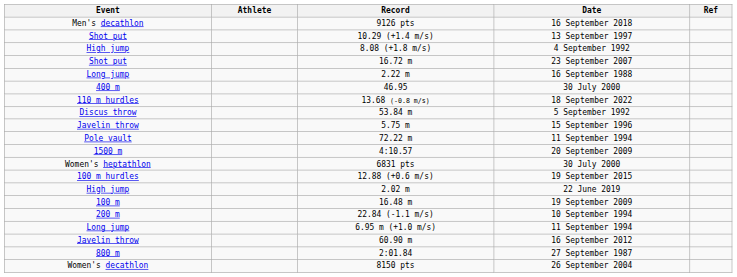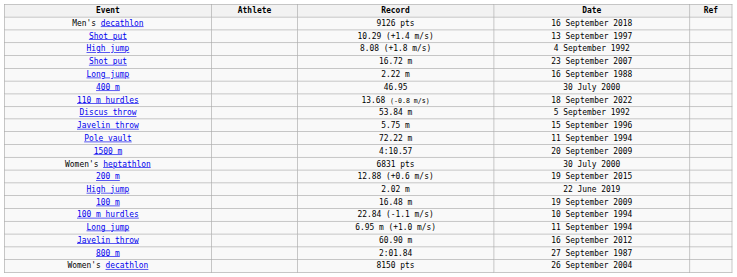(108, 177) 100 m hurdles -> (108, 177) 200 m
(108, 215) 200 m -> (108, 215) 100 m hurdles
